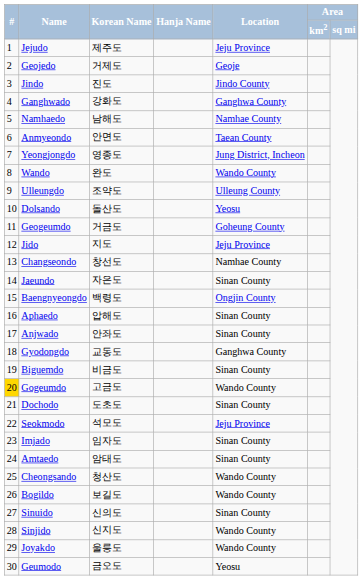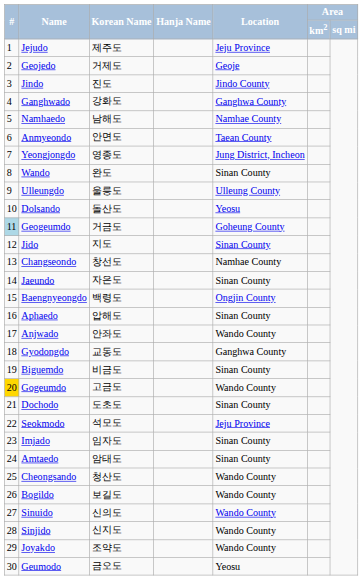(246, 173) Wando County -> (243, 173) Sinan County
(107, 190) 조약도 -> (107, 190) 울릉도
(11, 226) no background -> (11, 226) lightblue background
(243, 244) Jeju Province -> (243, 244) Sinan County
(243, 334) Sinan County -> (246, 334) Wando County
(243, 512) Sinan County -> (246, 512) Wando County
(107, 548) 울릉도 -> (107, 548) 조약도
